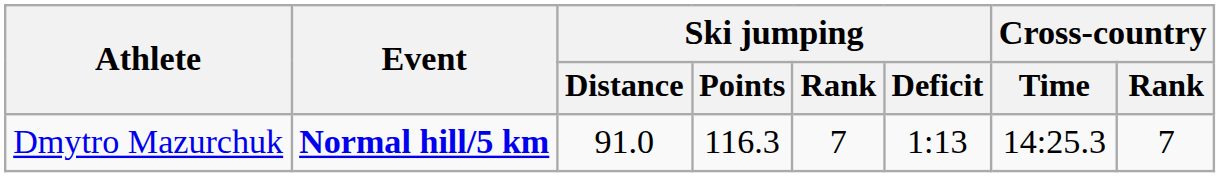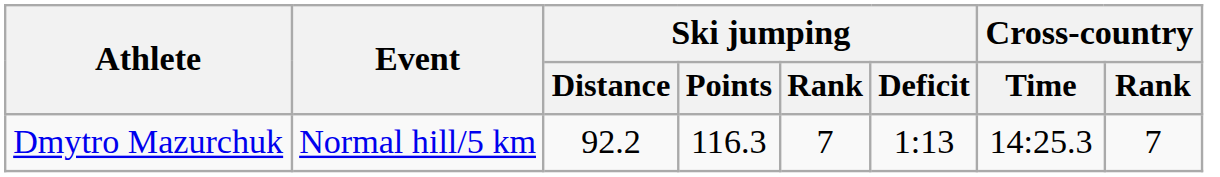(424, 142) bold -> (418, 142) normal
(624, 142) 91.0 -> (611, 142) 92.2
